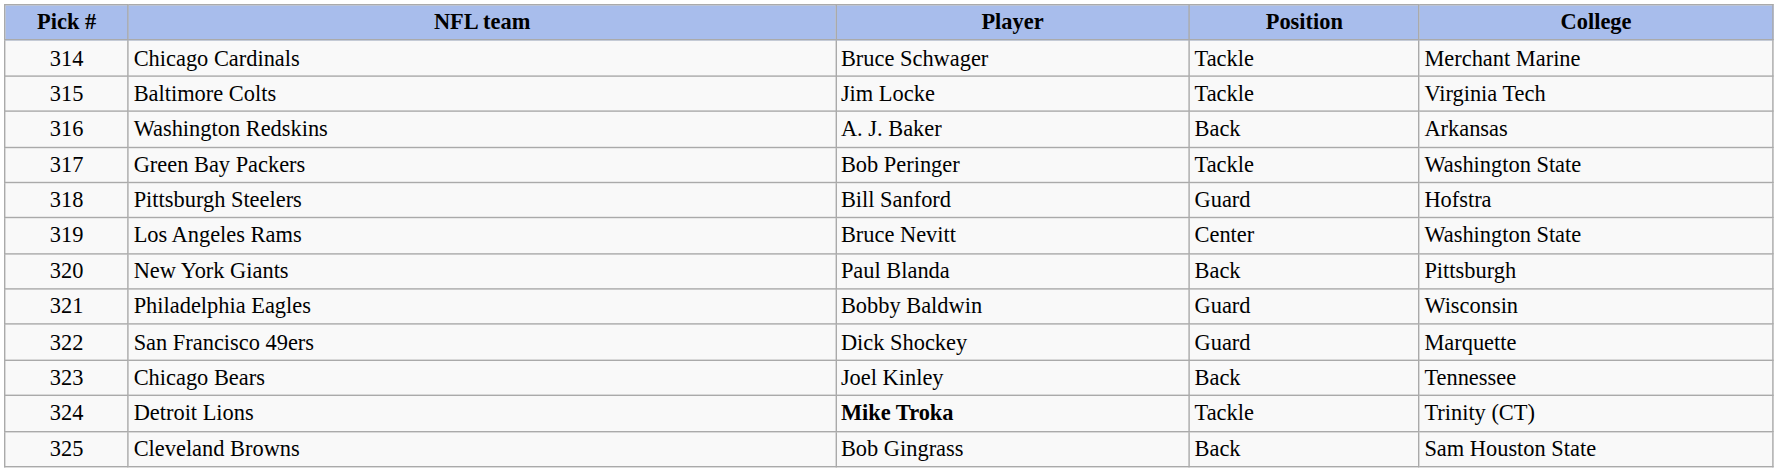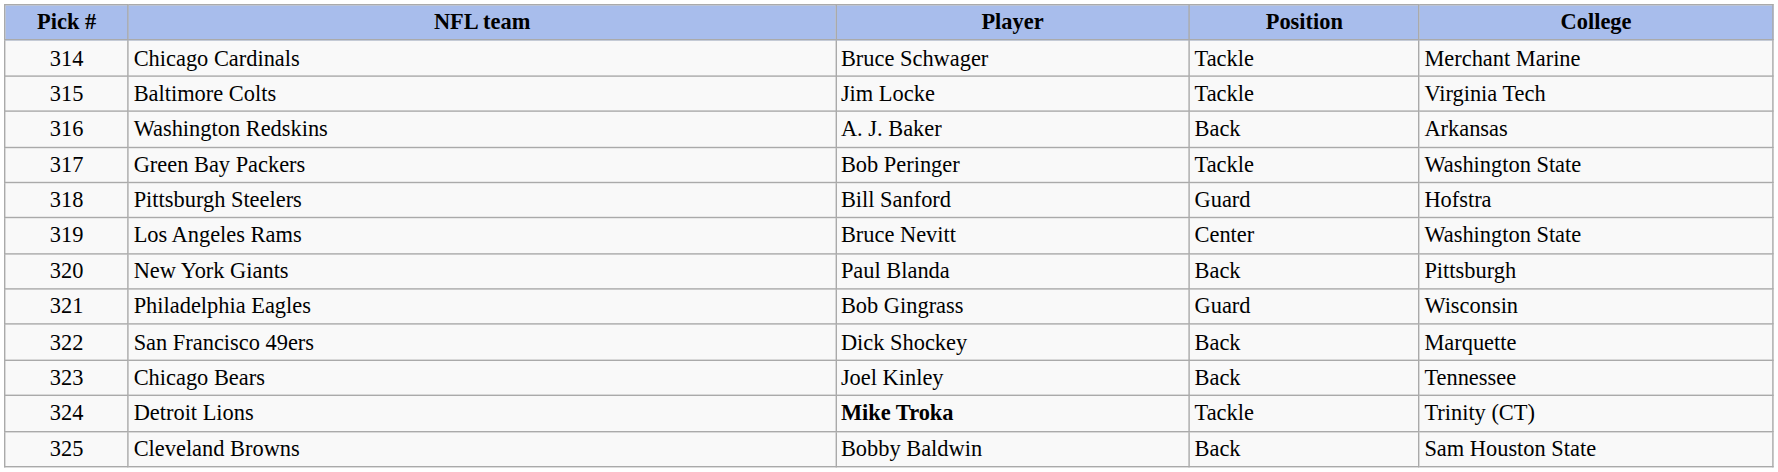(912, 306) Bobby Baldwin -> (902, 306) Bob Gingrass
(1223, 341) Guard -> (1218, 341) Back
(902, 448) Bob Gingrass -> (912, 448) Bobby Baldwin
